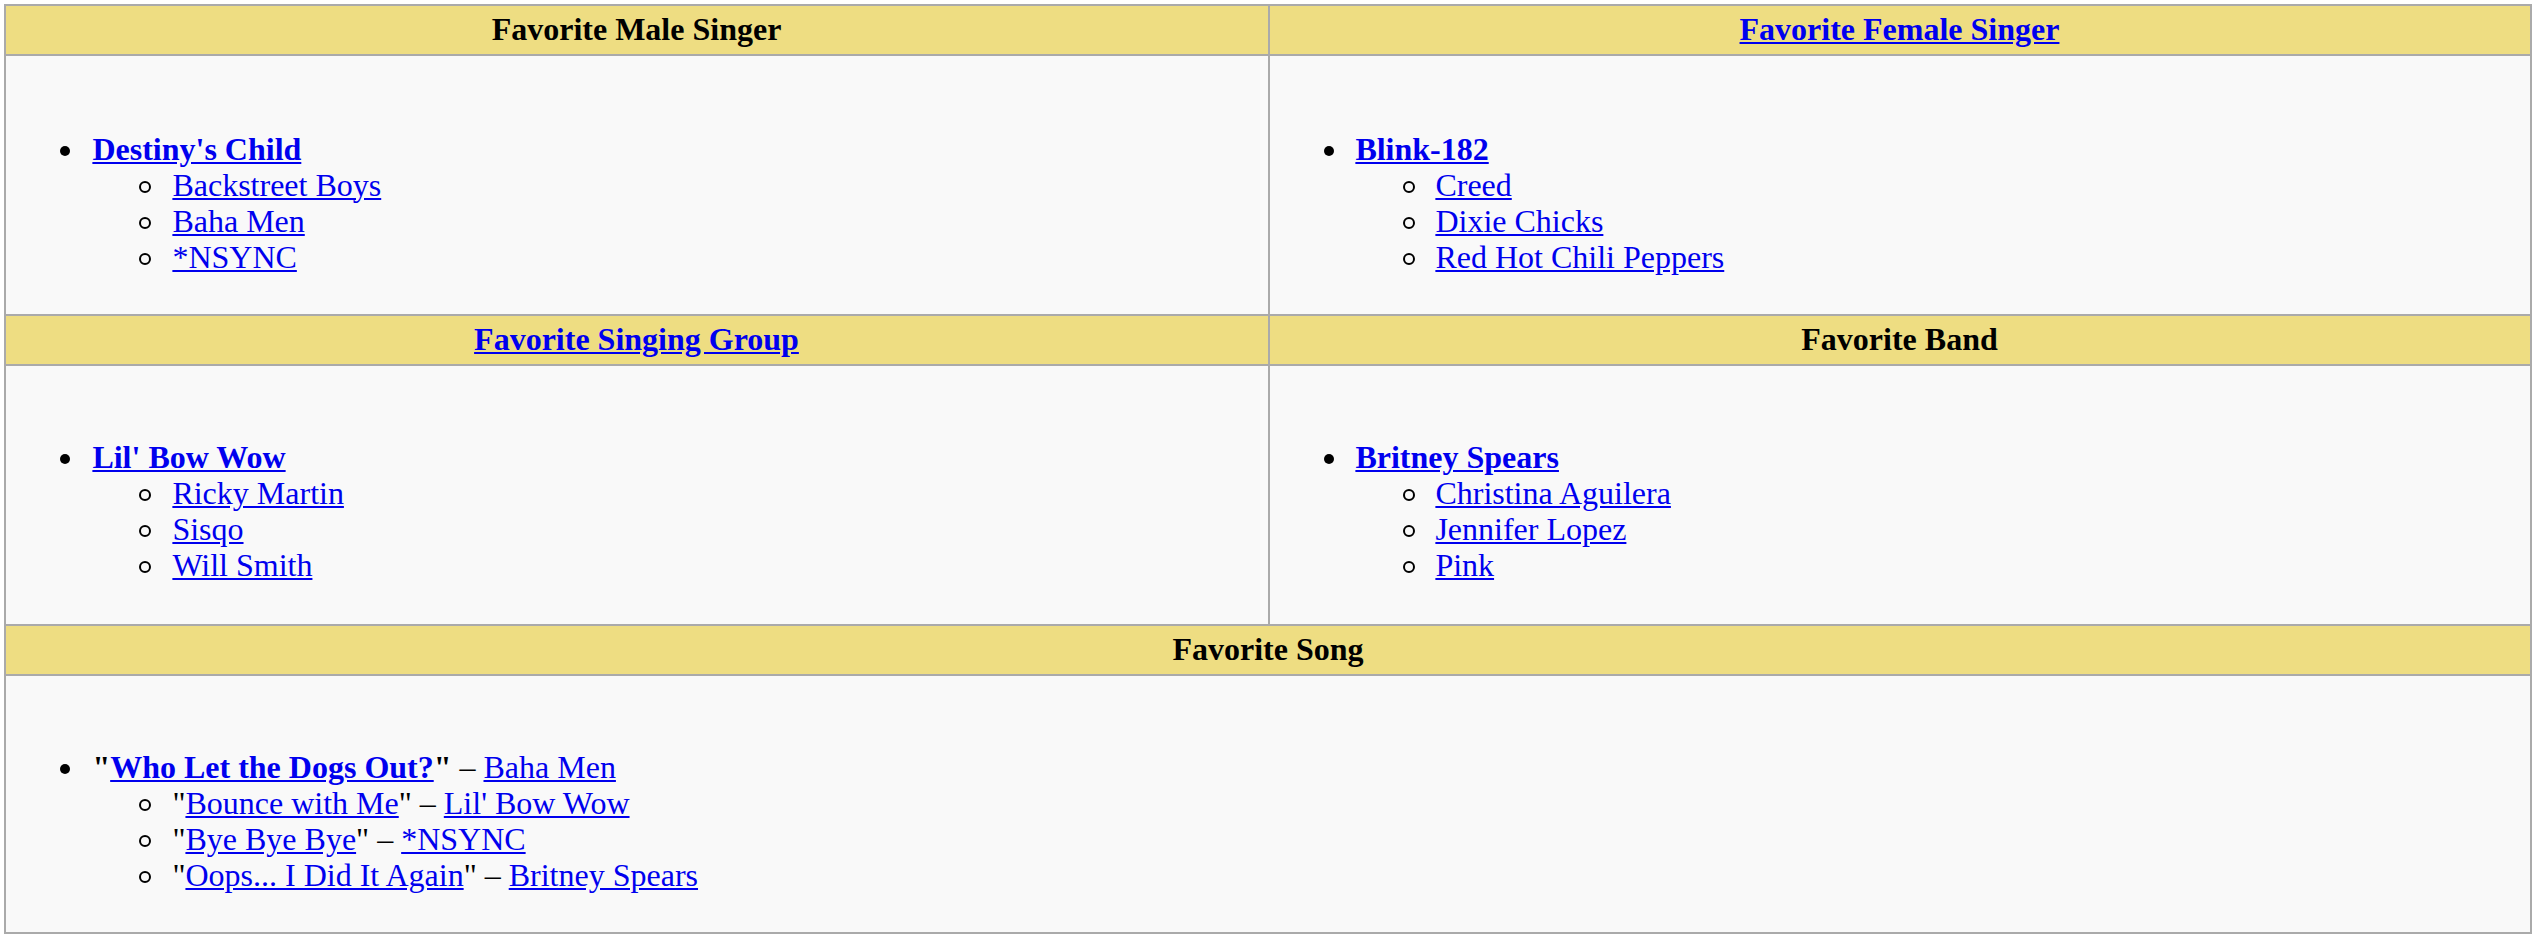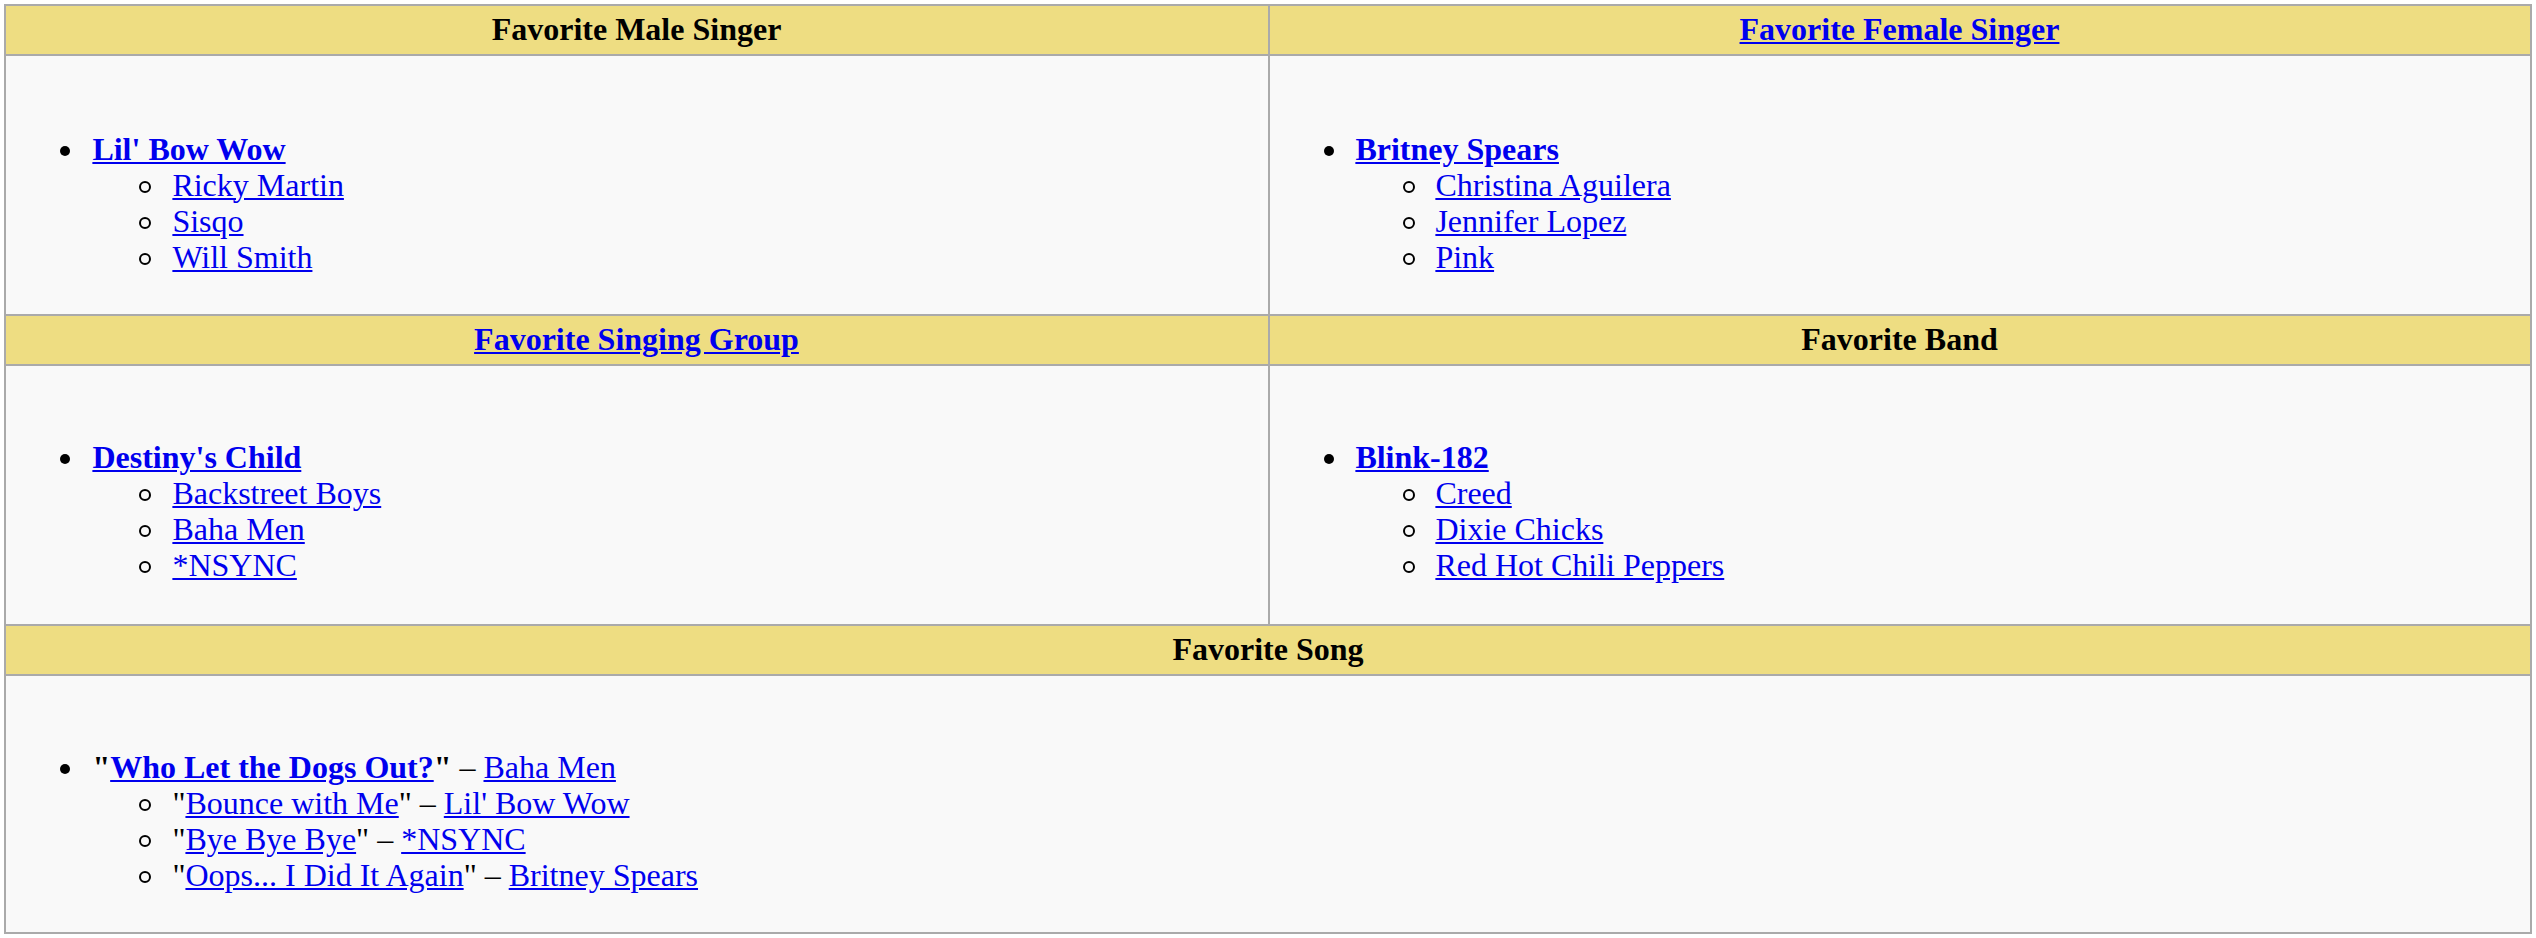rows swapped: (636, 513) <-> (636, 203)
